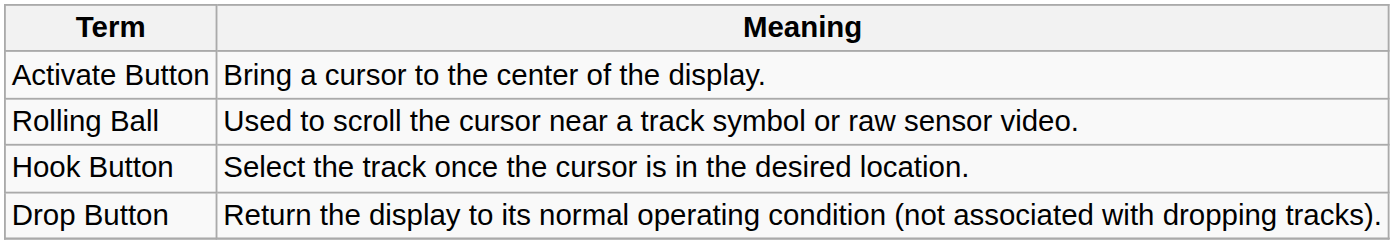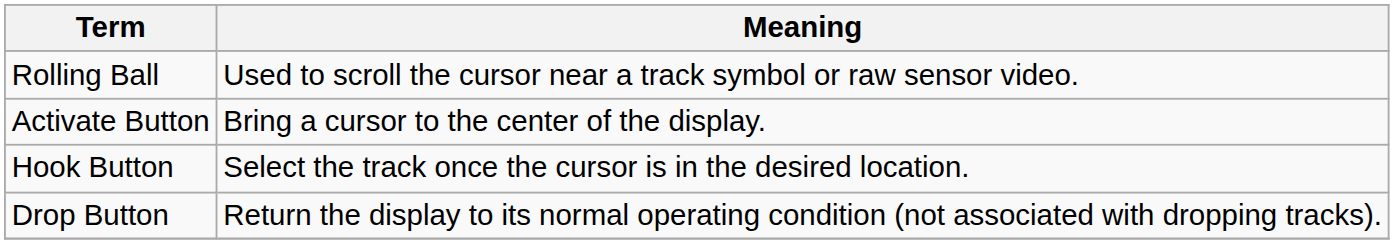rows swapped: (111, 74) <-> (85, 121)
